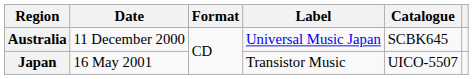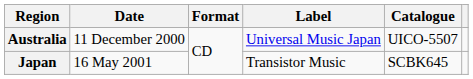(418, 39) SCBK645 -> (423, 39) UICO-5507
(423, 62) UICO-5507 -> (418, 62) SCBK645
